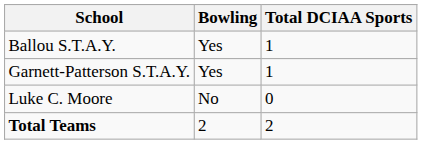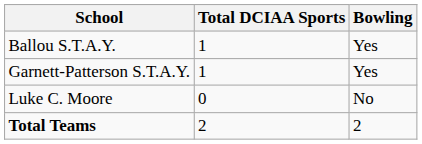columns swapped: (228, 17) <-> (339, 17)
